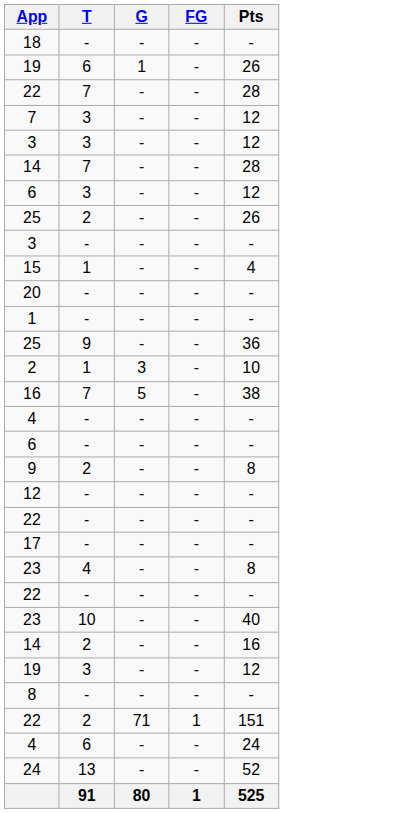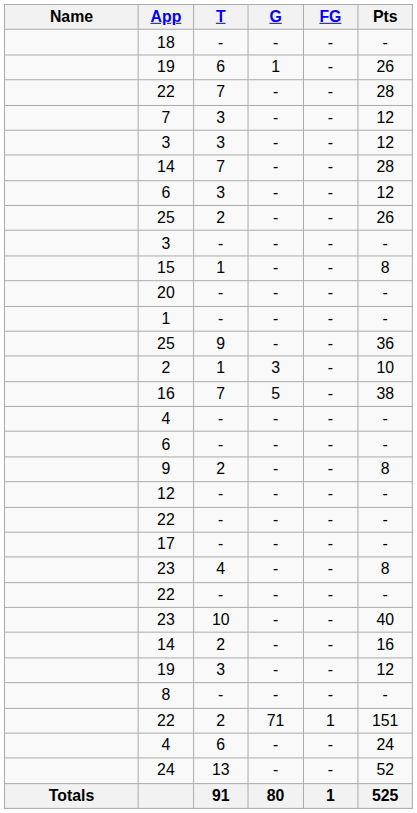+ column: (71, 17)
(251, 268) 4 -> (385, 268) 8
